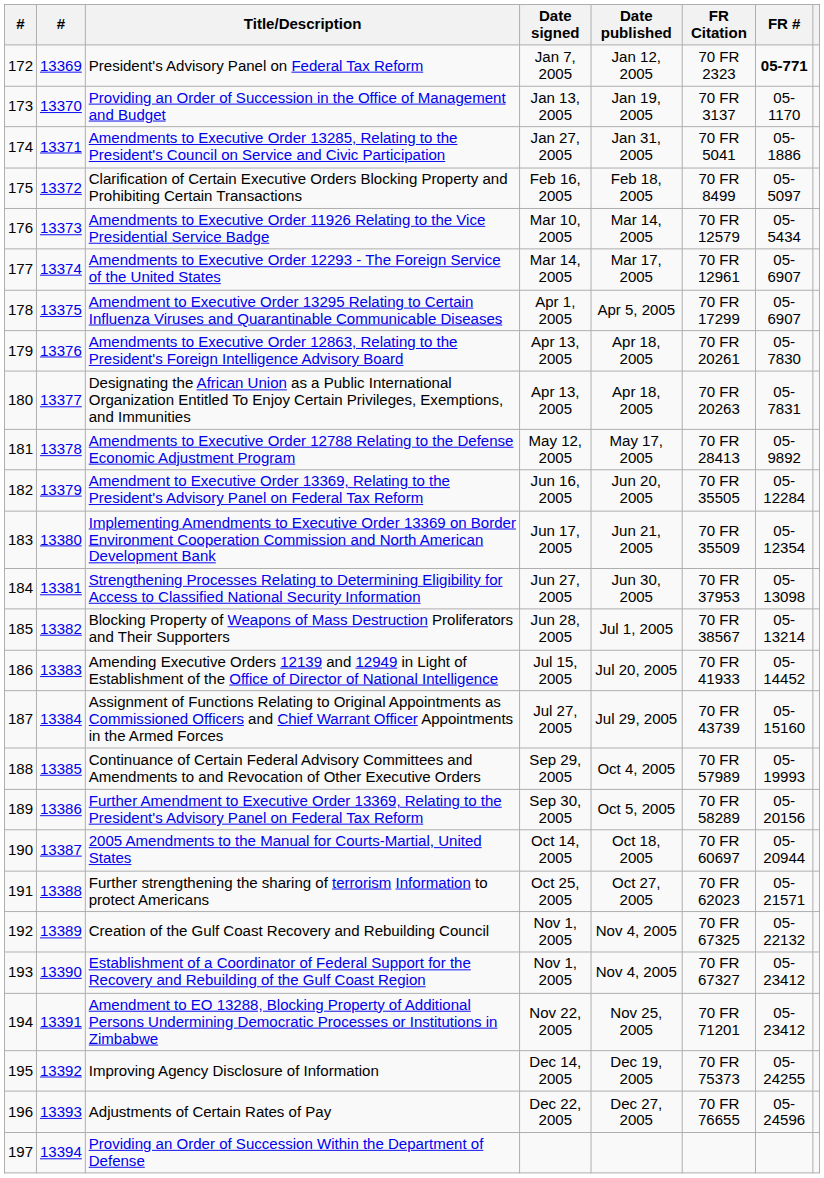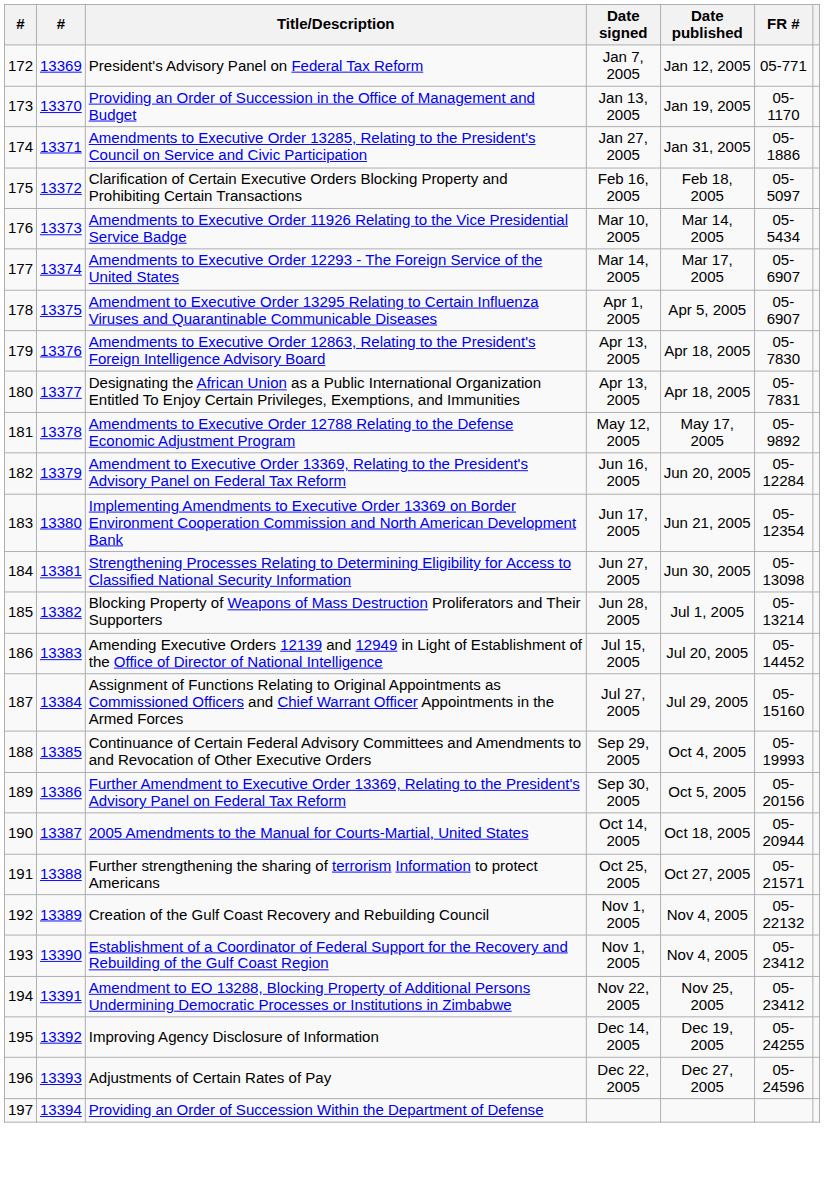- column: (719, 24)
(784, 65) bold -> (783, 65) normal
